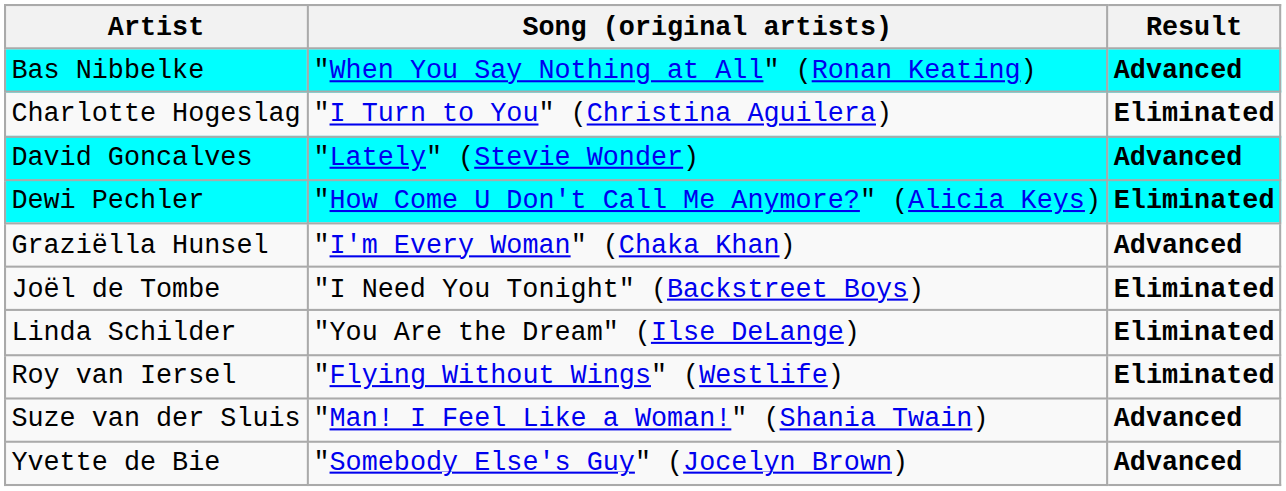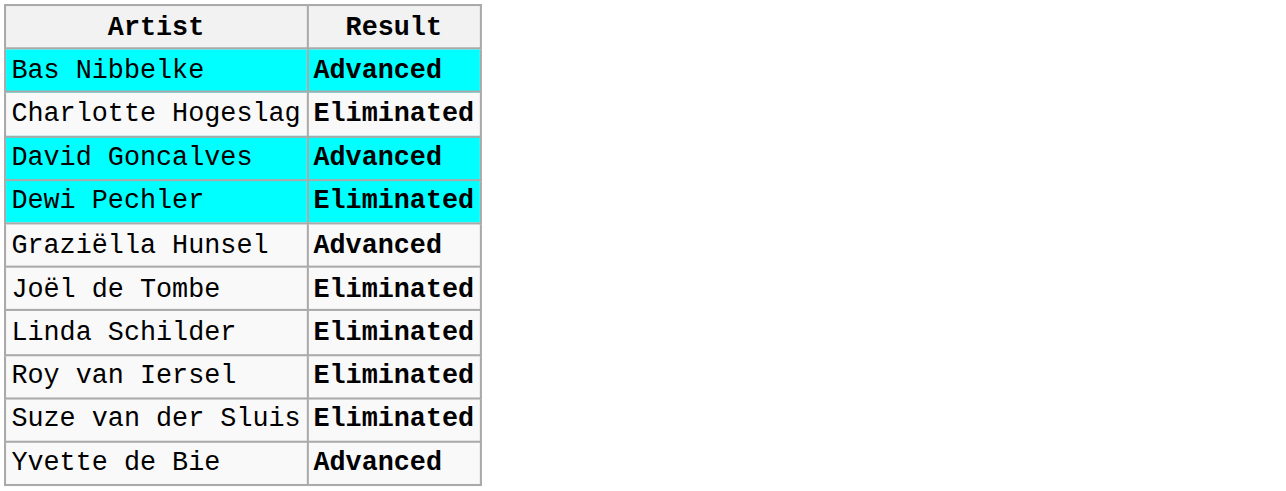- column: (707, 27)
(1178, 420) Advanced -> (394, 420) Eliminated
